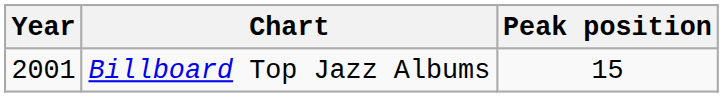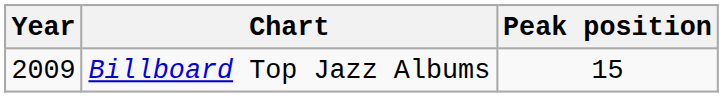(44, 70) 2001 -> (44, 70) 2009
